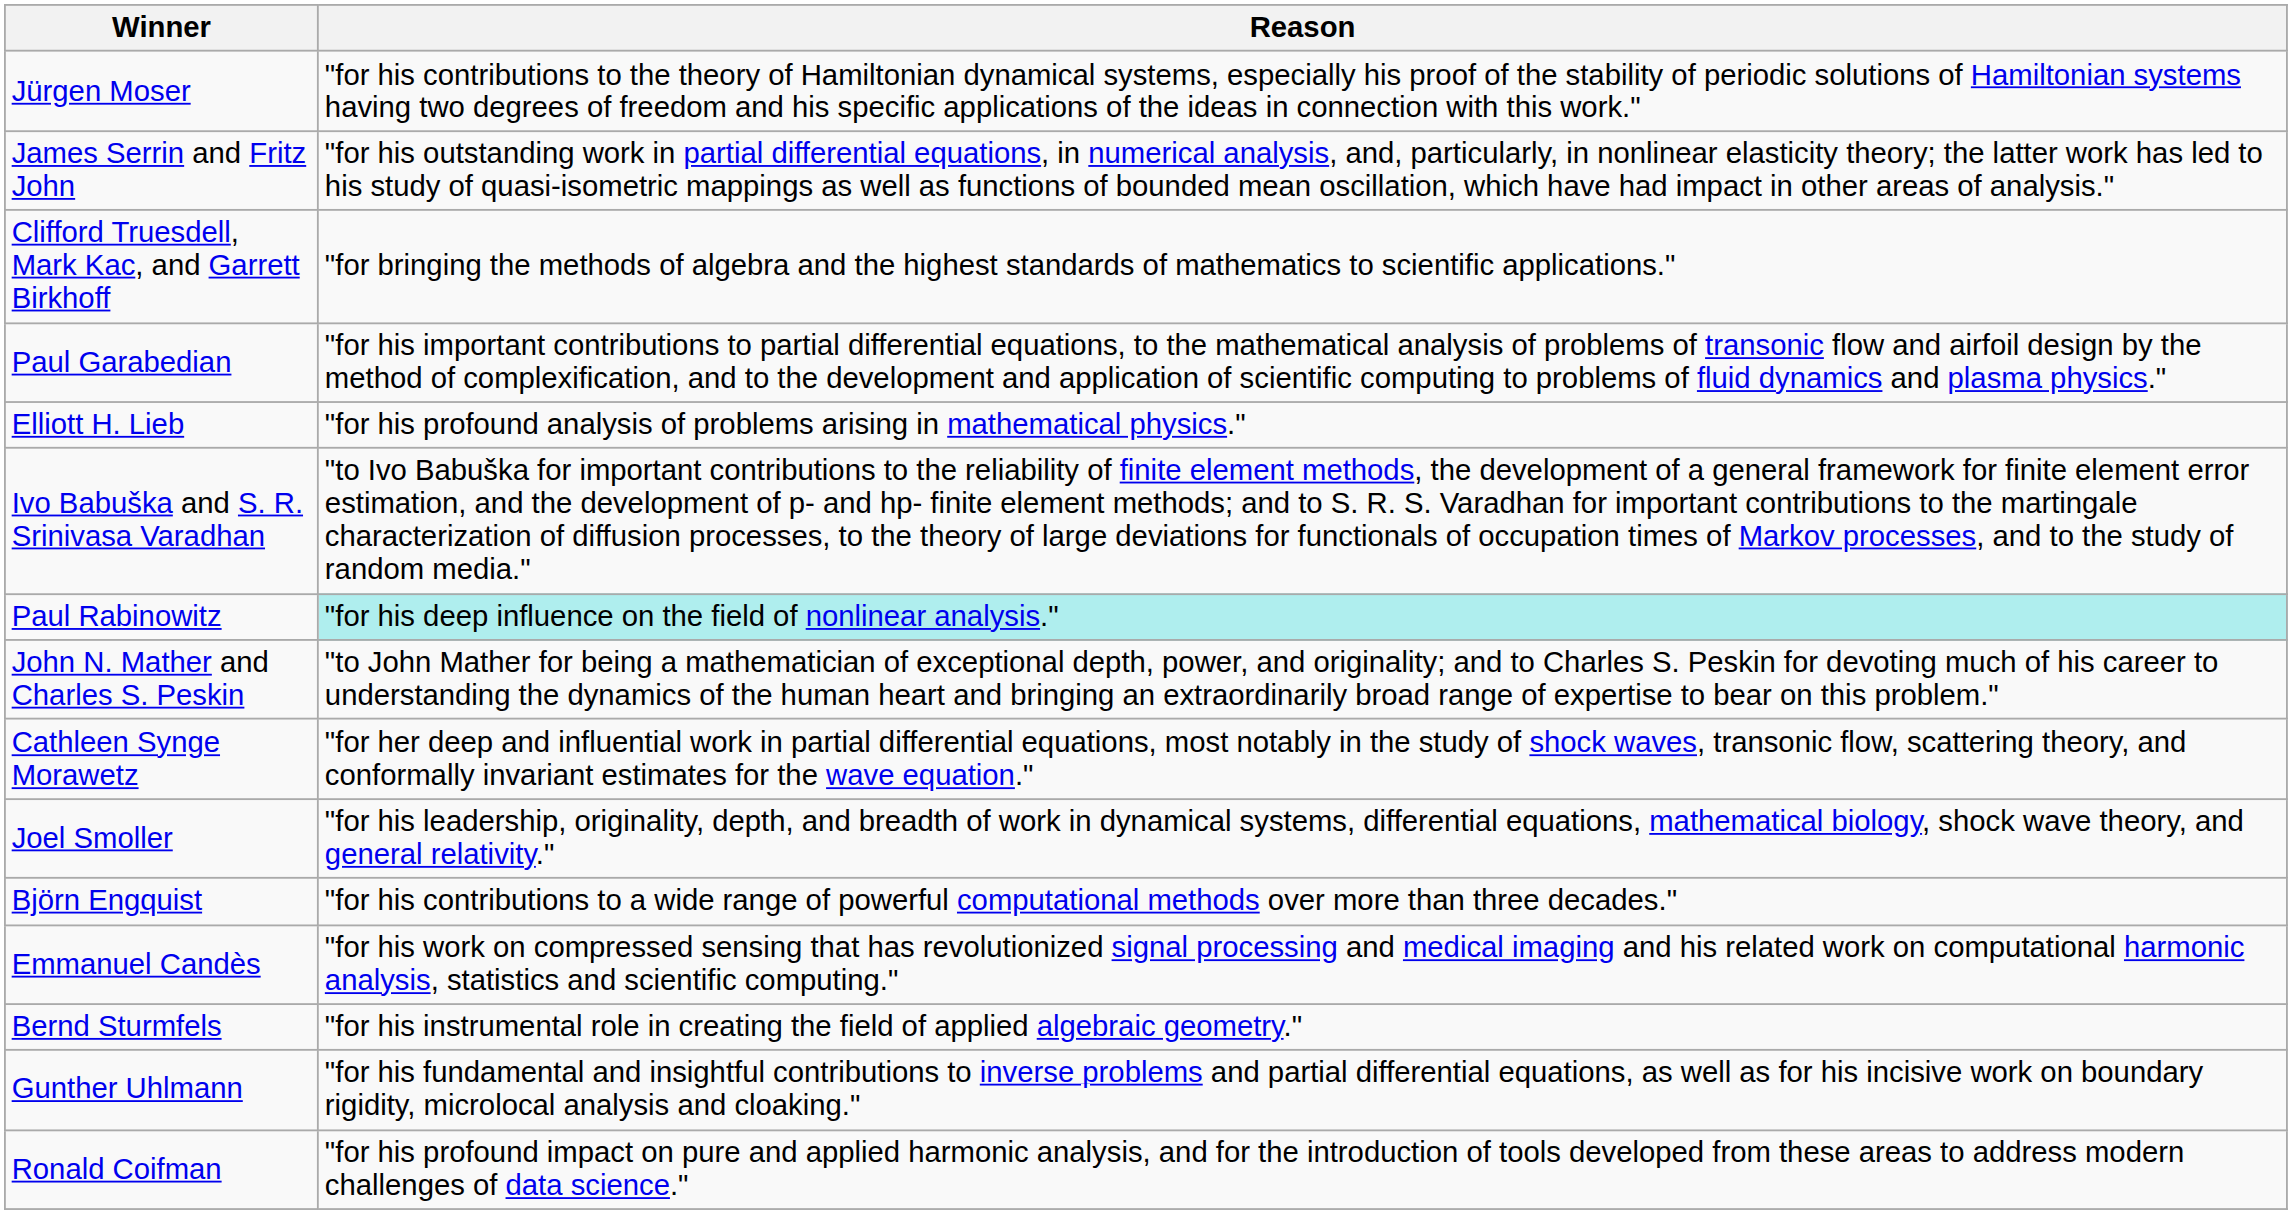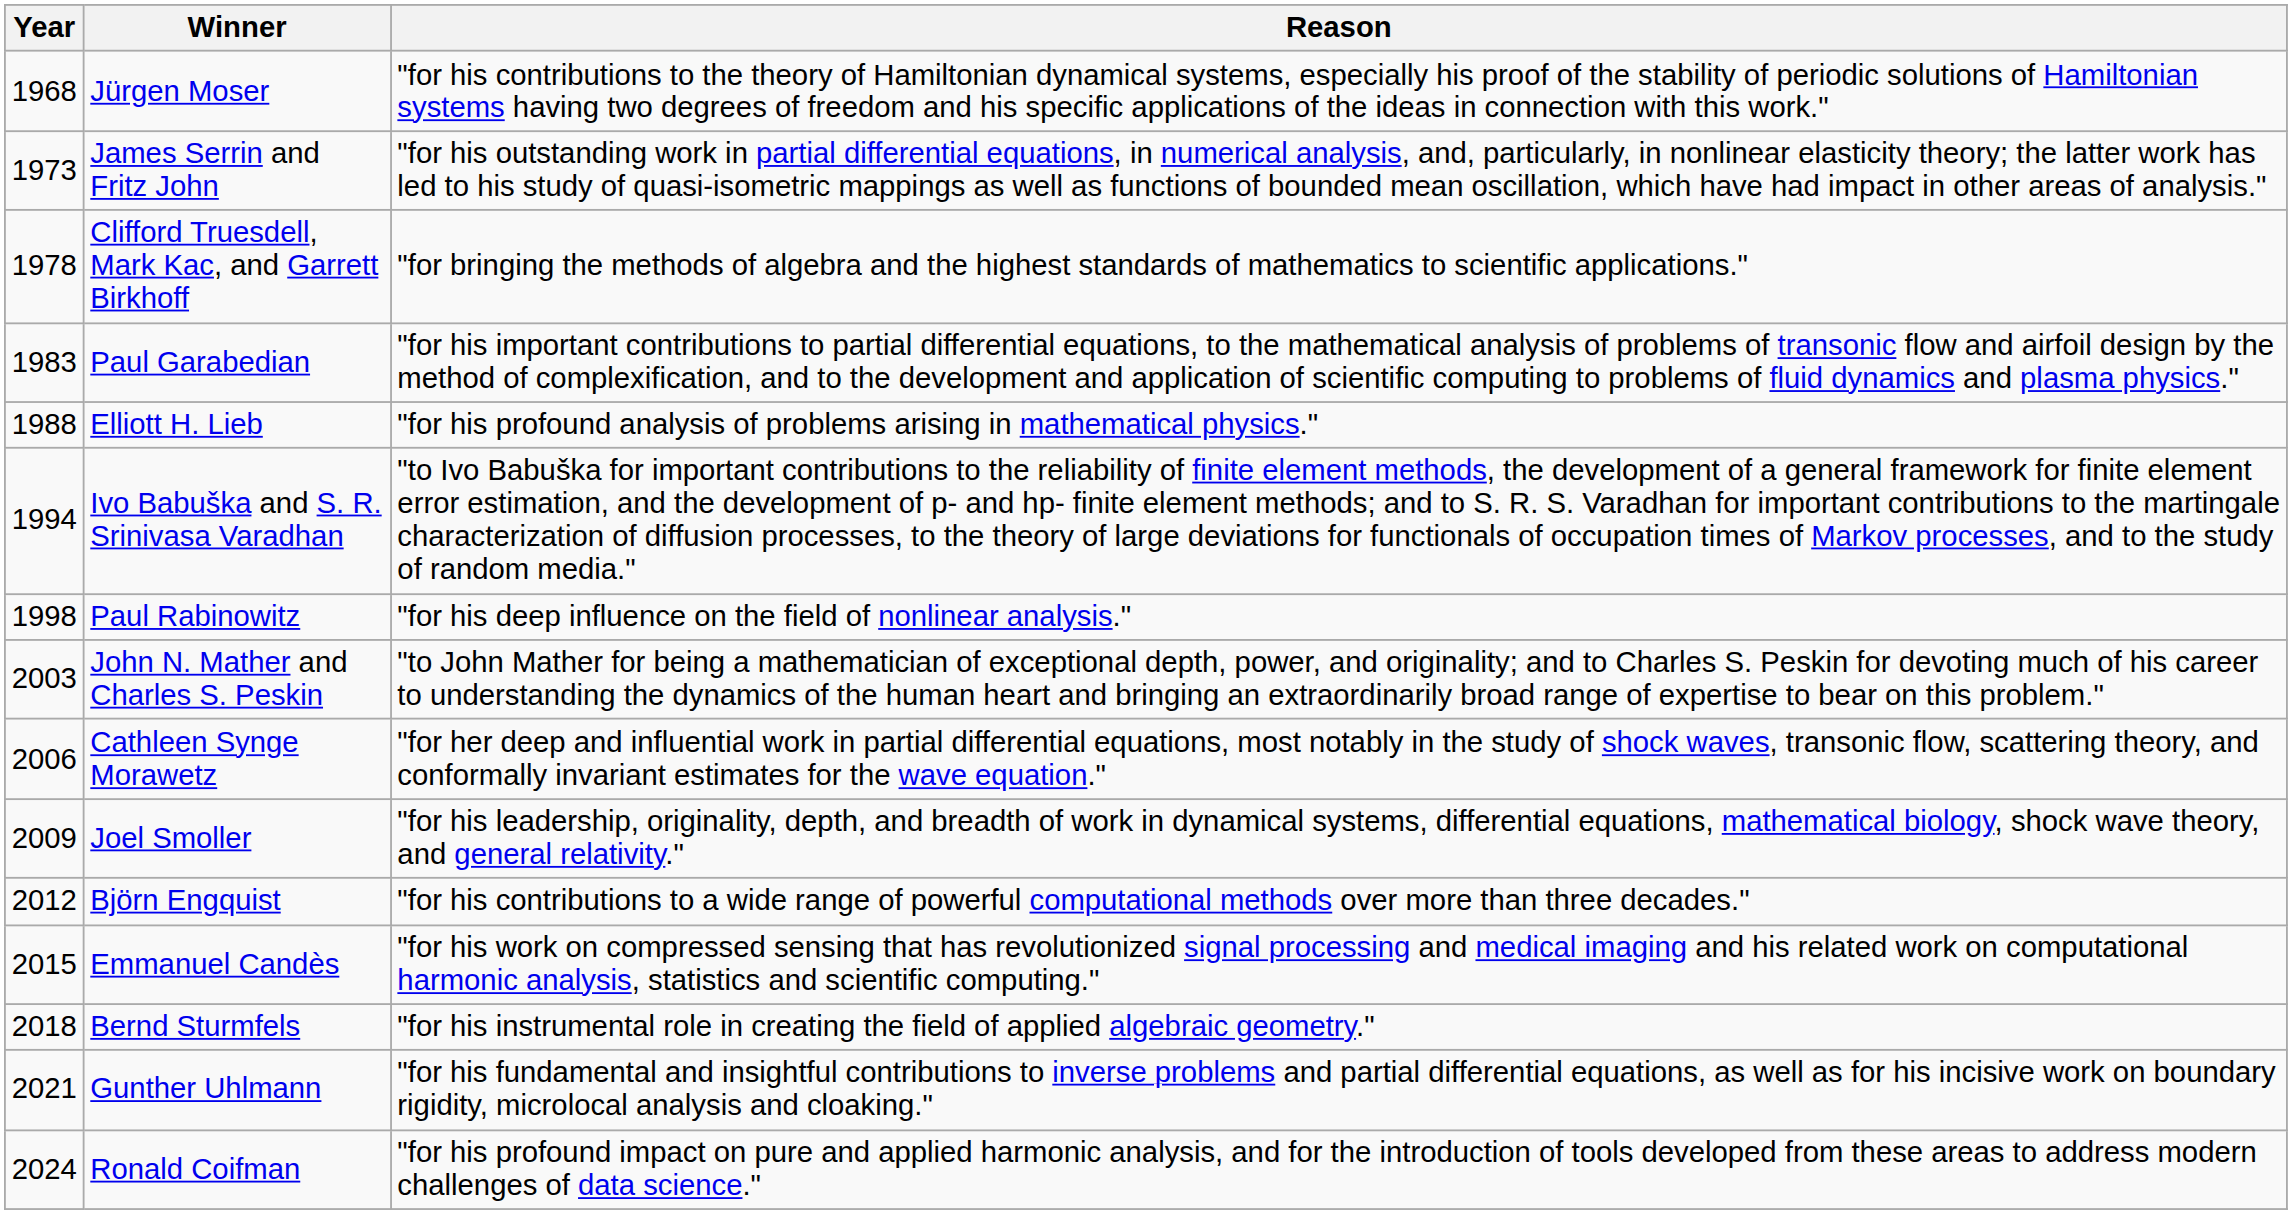+ column: (44, 27)
(692, 616) paleturquoise background -> (764, 616) no background
